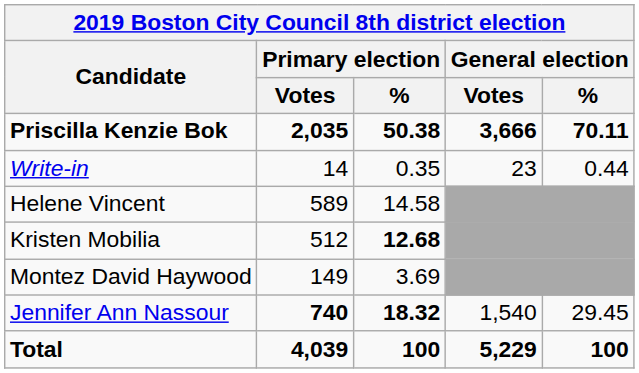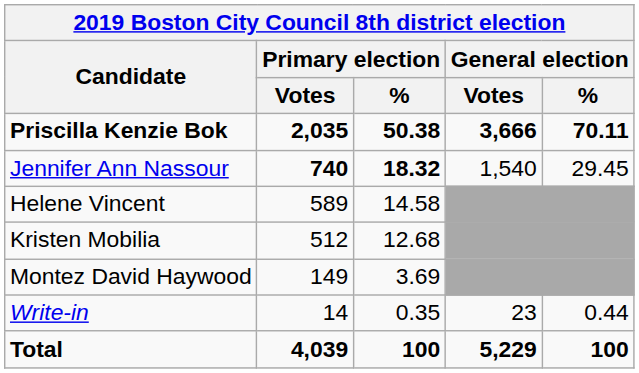rows swapped: (119, 312) <-> (49, 167)
(412, 240) bold -> (412, 240) normal
